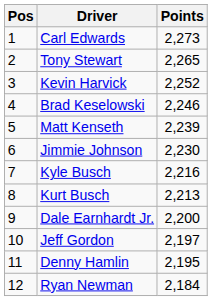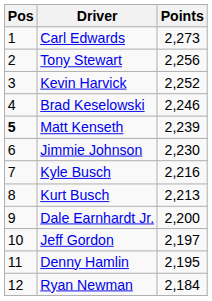(182, 61) 2,265 -> (182, 61) 2,256
(12, 128) normal -> (12, 128) bold
